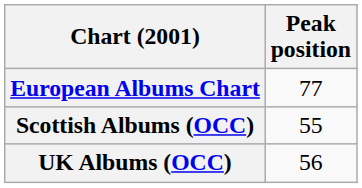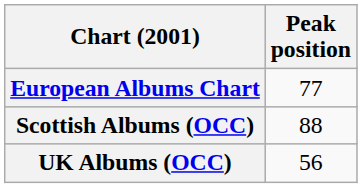(311, 125) 55 -> (311, 125) 88
